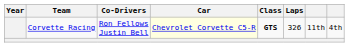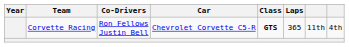(204, 27) lightyellow background -> (204, 27) no background
(294, 27) 326 -> (294, 27) 365
